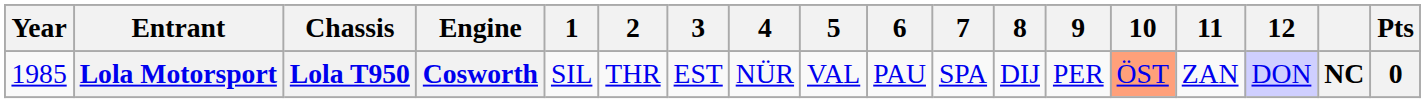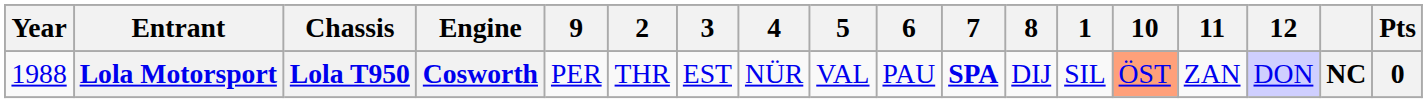columns swapped: (572, 27) <-> (1078, 27)
(39, 73) 1985 -> (39, 73) 1988
(963, 73) normal -> (973, 73) bold
